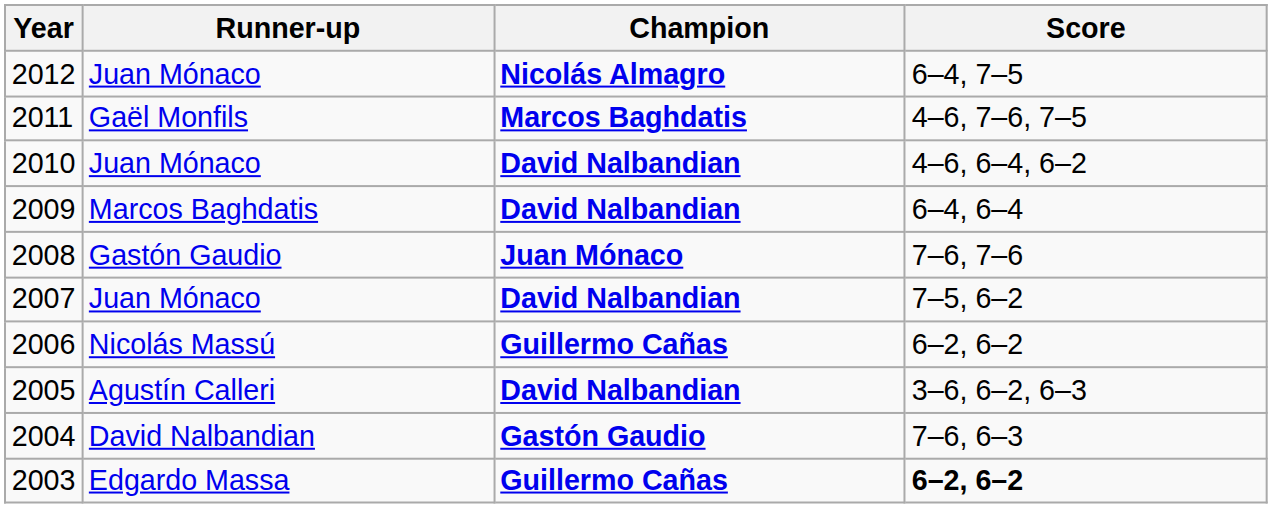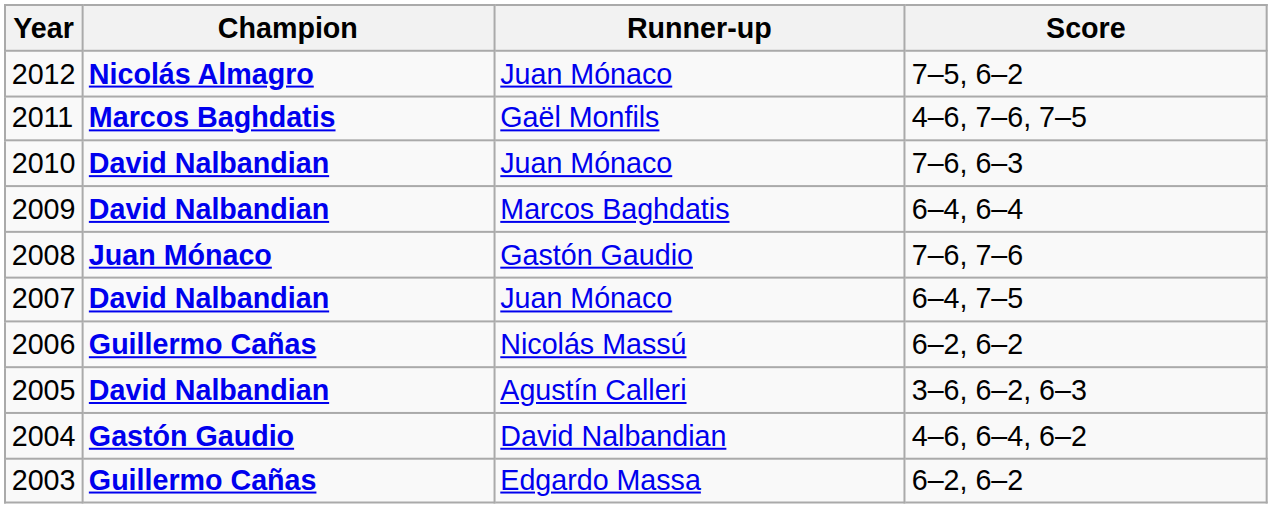columns swapped: (699, 28) <-> (288, 28)
(967, 73) 6–4, 7–5 -> (967, 73) 7–5, 6–2
(999, 164) 4–6, 6–4, 6–2 -> (967, 164) 7–6, 6–3
(967, 300) 7–5, 6–2 -> (967, 300) 6–4, 7–5
(967, 435) 7–6, 6–3 -> (999, 435) 4–6, 6–4, 6–2
(967, 481) bold -> (967, 481) normal
